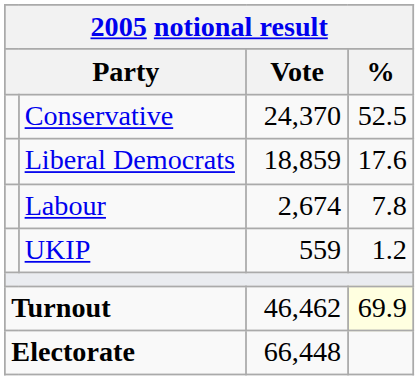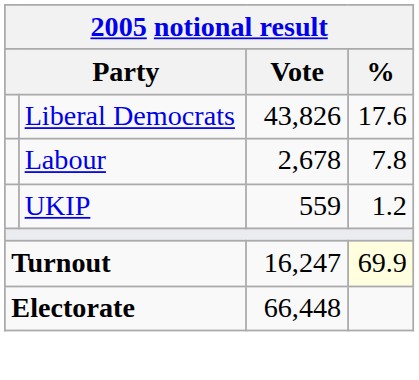- row: (99, 116)
(302, 160) 18,859 -> (302, 116) 43,826
(309, 205) 2,674 -> (309, 160) 2,678
(302, 307) 46,462 -> (302, 263) 16,247
